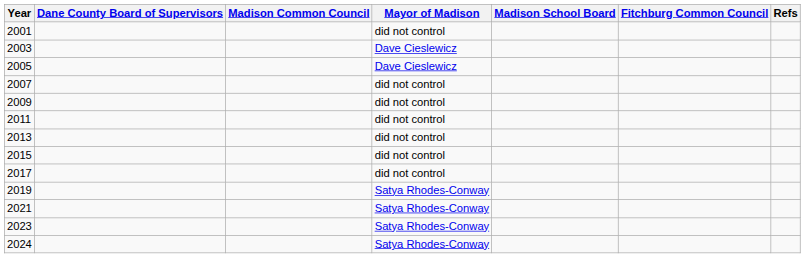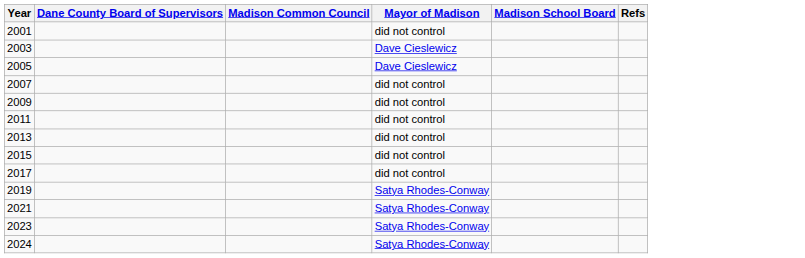- column: (695, 13)
